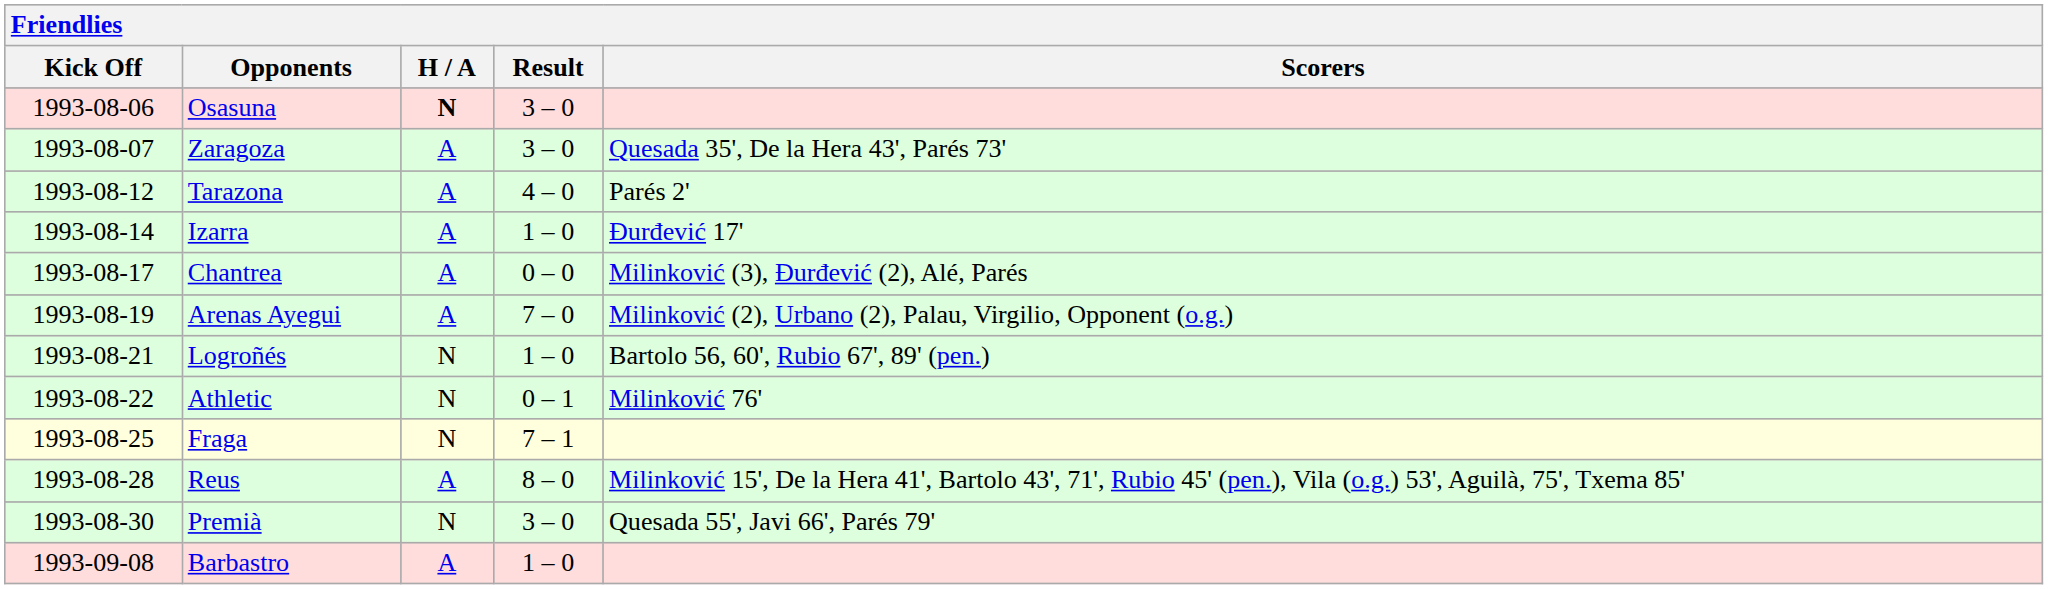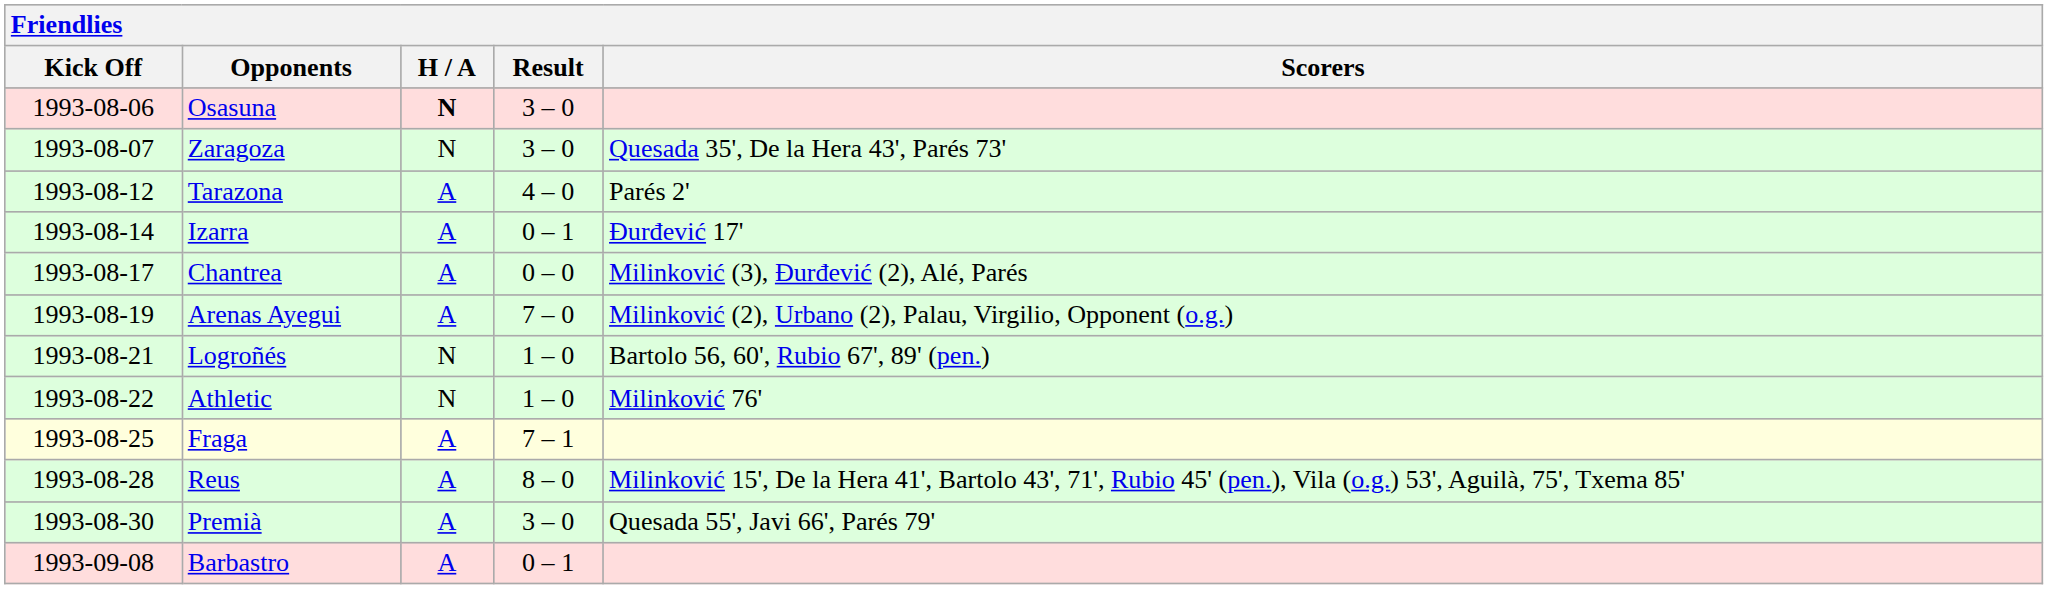(447, 149) A -> (447, 149) N
(548, 231) 1 – 0 -> (548, 231) 0 – 1
(548, 397) 0 – 1 -> (548, 397) 1 – 0
(447, 438) N -> (447, 438) A
(447, 521) N -> (447, 521) A
(548, 562) 1 – 0 -> (548, 562) 0 – 1
